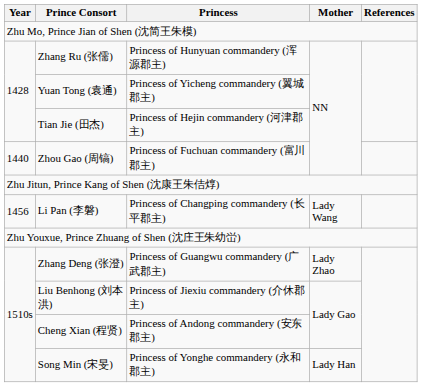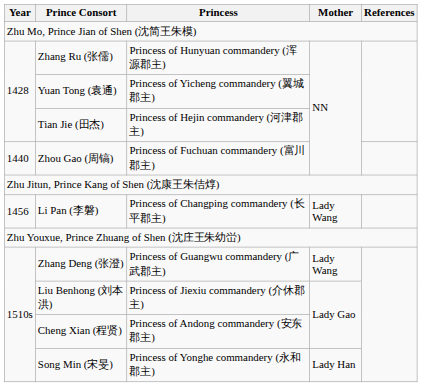(323, 264) Lady Zhao -> (325, 264) Lady Wang
